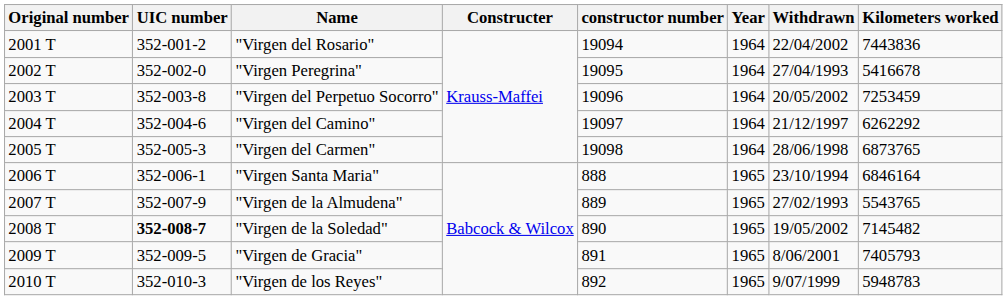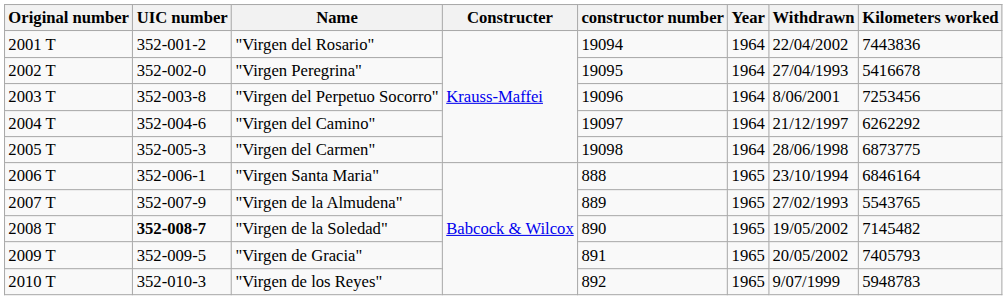(810, 96) 20/05/2002 -> (806, 96) 8/06/2001
(891, 96) 7253459 -> (891, 96) 7253456
(891, 149) 6873765 -> (891, 149) 6873775
(806, 255) 8/06/2001 -> (810, 255) 20/05/2002
